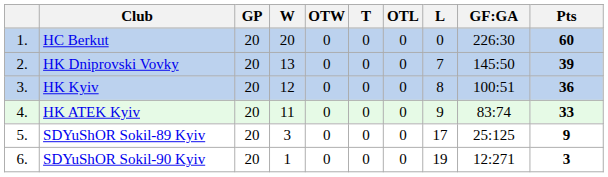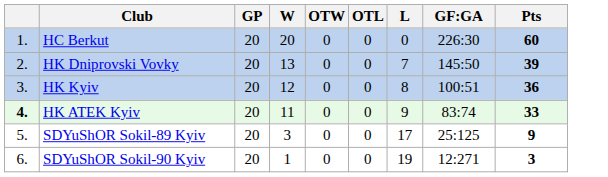- column: (366, 16)
(22, 111) normal -> (22, 111) bold
